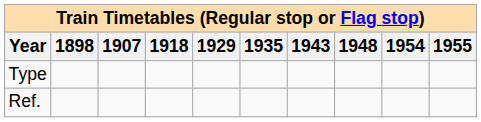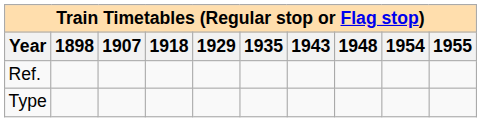rows swapped: (25, 102) <-> (28, 74)
